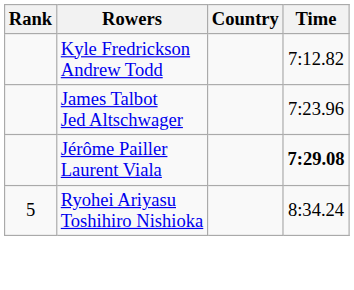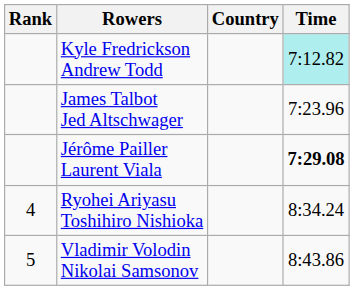(316, 59) no background -> (316, 59) paleturquoise background
(31, 210) 5 -> (31, 210) 4
+ row: (130, 260)
